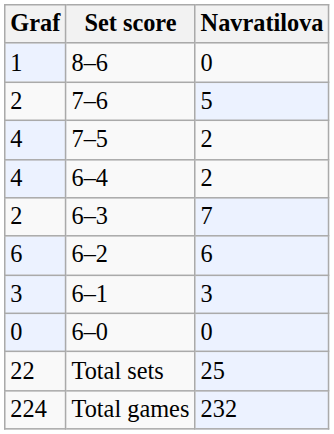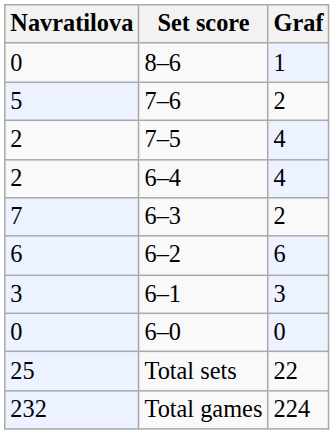columns swapped: (35, 23) <-> (262, 23)
